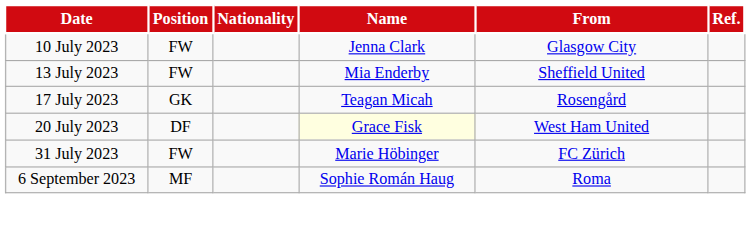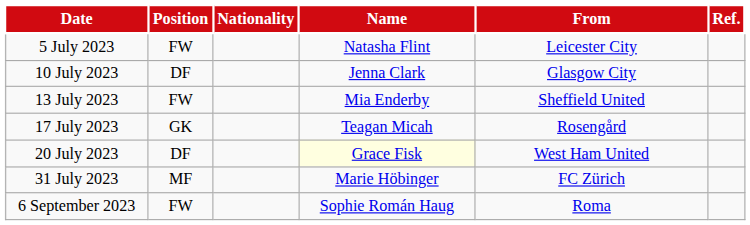+ row: (77, 47)
(181, 47) FW -> (181, 73) DF
(181, 153) FW -> (181, 180) MF
(181, 180) MF -> (181, 206) FW
